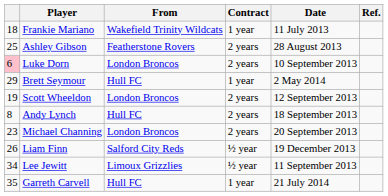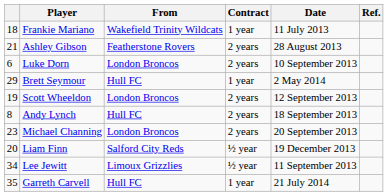(12, 47) 25 -> (12, 47) 21
(9, 64) pink background -> (9, 64) no background
(12, 149) 26 -> (12, 149) 20
